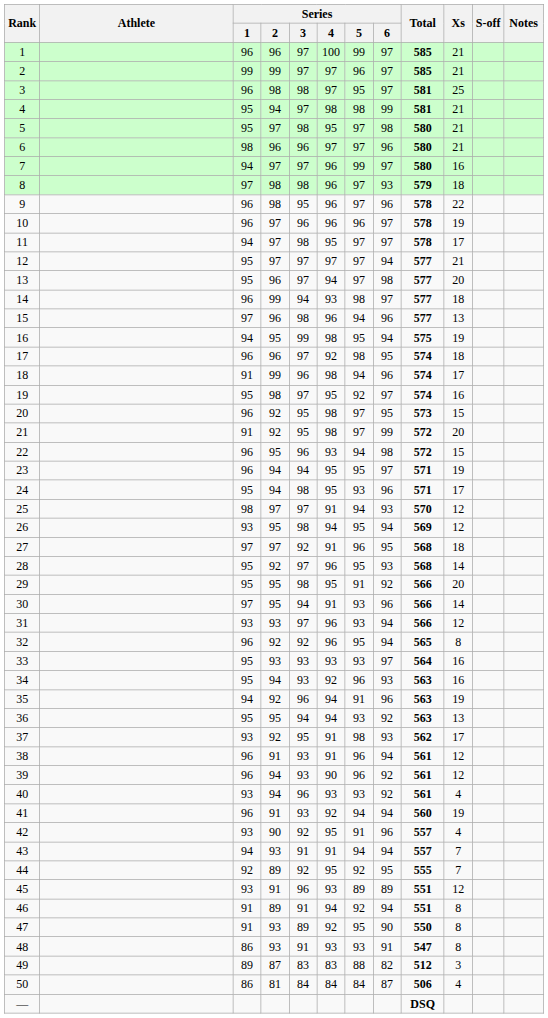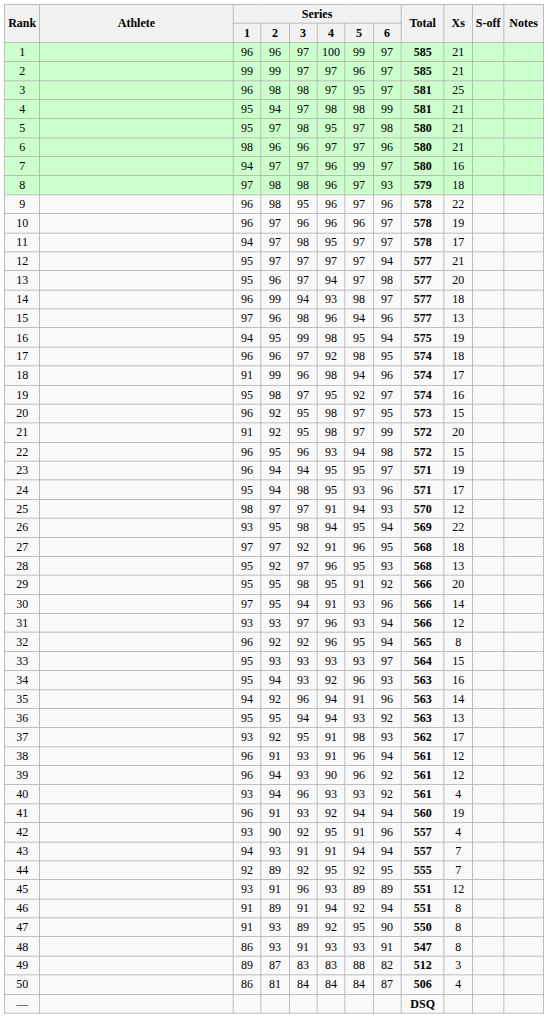(458, 527) 12 -> (458, 527) 22
(458, 565) 14 -> (458, 565) 13
(458, 661) 16 -> (458, 661) 15
(458, 699) 19 -> (458, 699) 14
